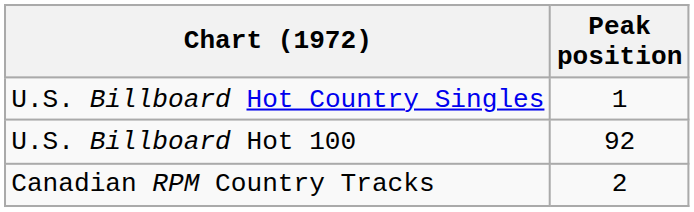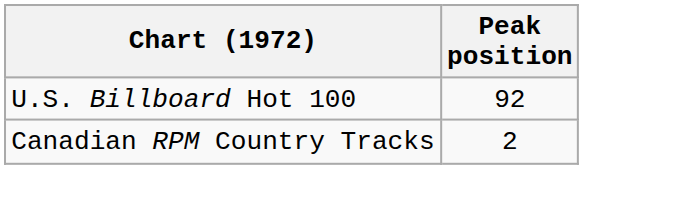- row: (278, 99)
